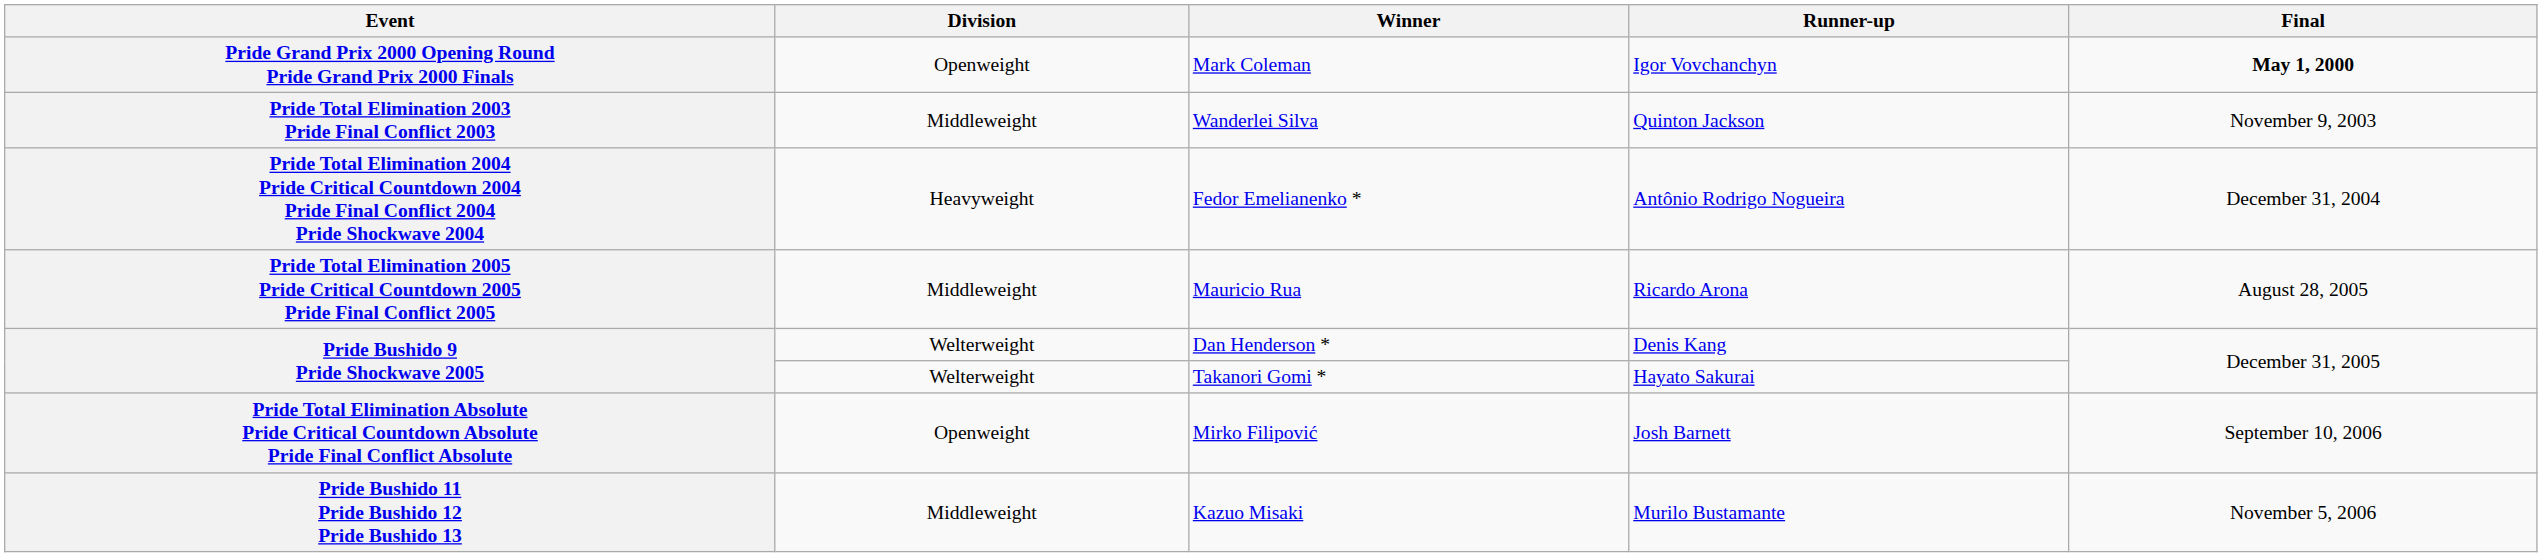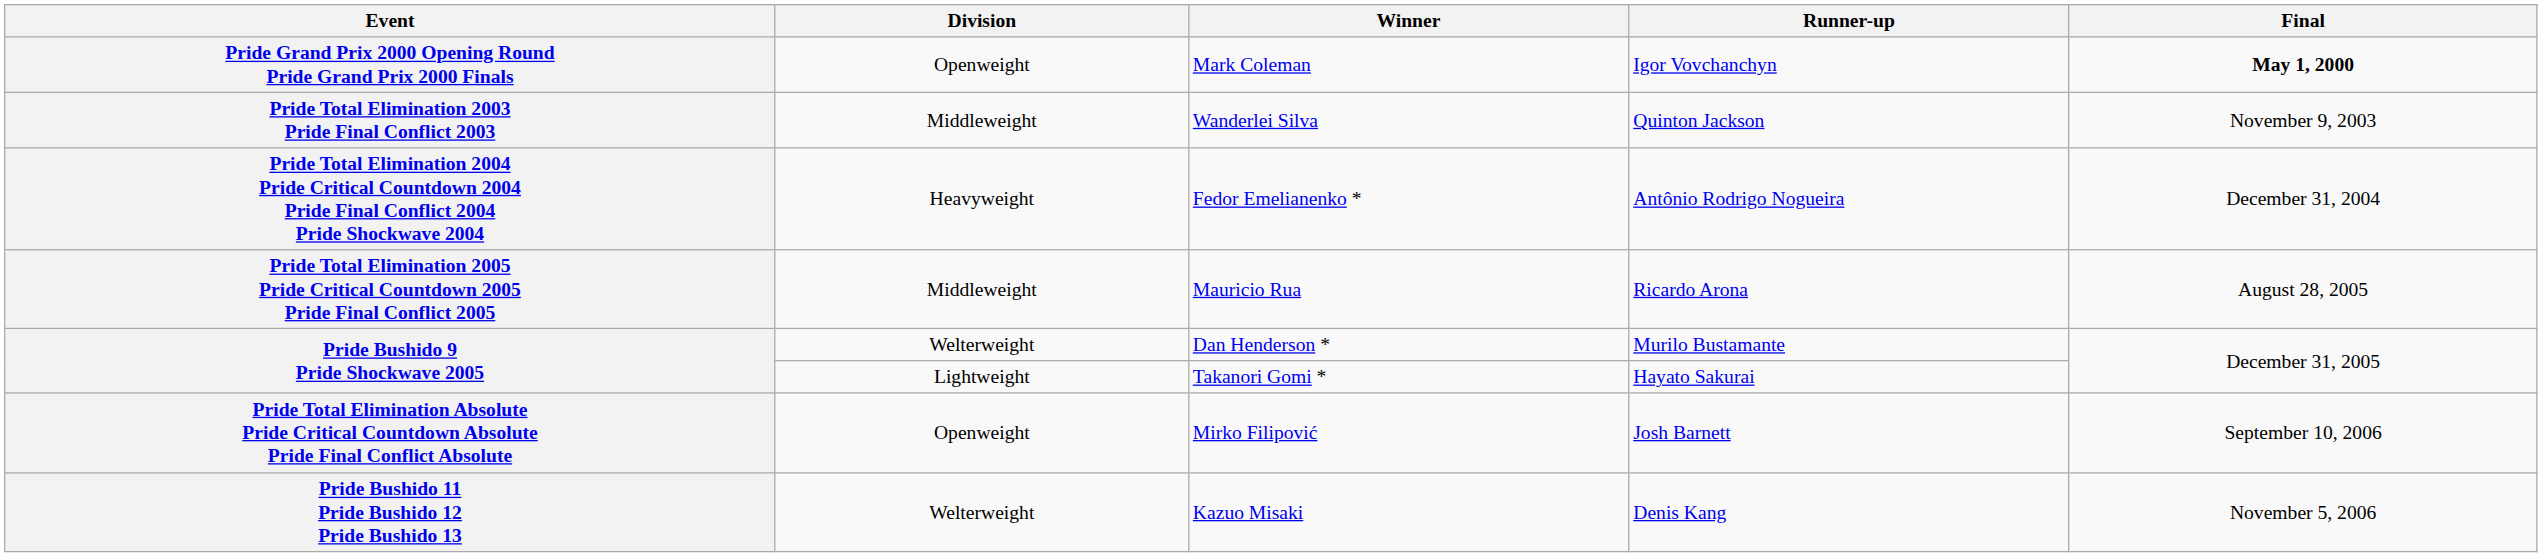(1680, 345) Denis Kang -> (1709, 345) Murilo Bustamante
(982, 377) Welterweight -> (982, 377) Lightweight
(982, 511) Middleweight -> (982, 511) Welterweight
(1709, 511) Murilo Bustamante -> (1680, 511) Denis Kang
